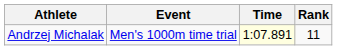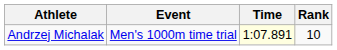(313, 35) 11 -> (313, 35) 10
